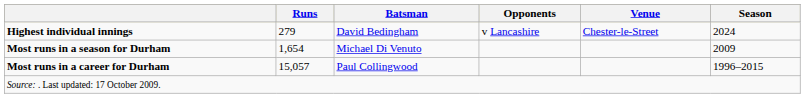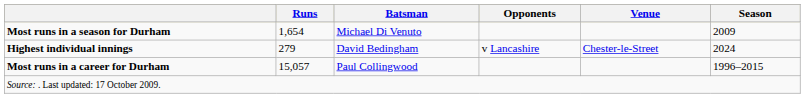rows swapped: (70, 31) <-> (89, 48)
